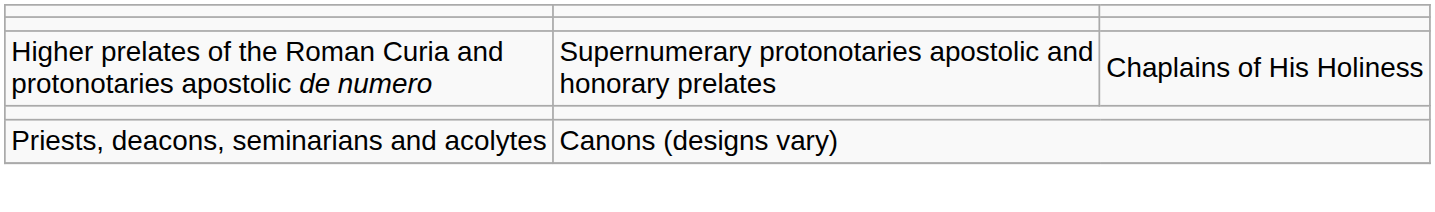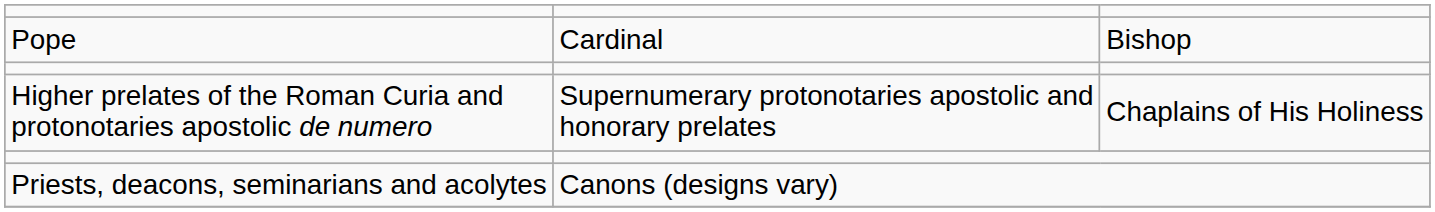+ row: (44, 39)
